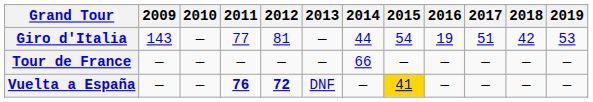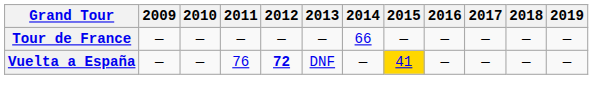- row: (72, 39)
(241, 85) bold -> (241, 62) normal
